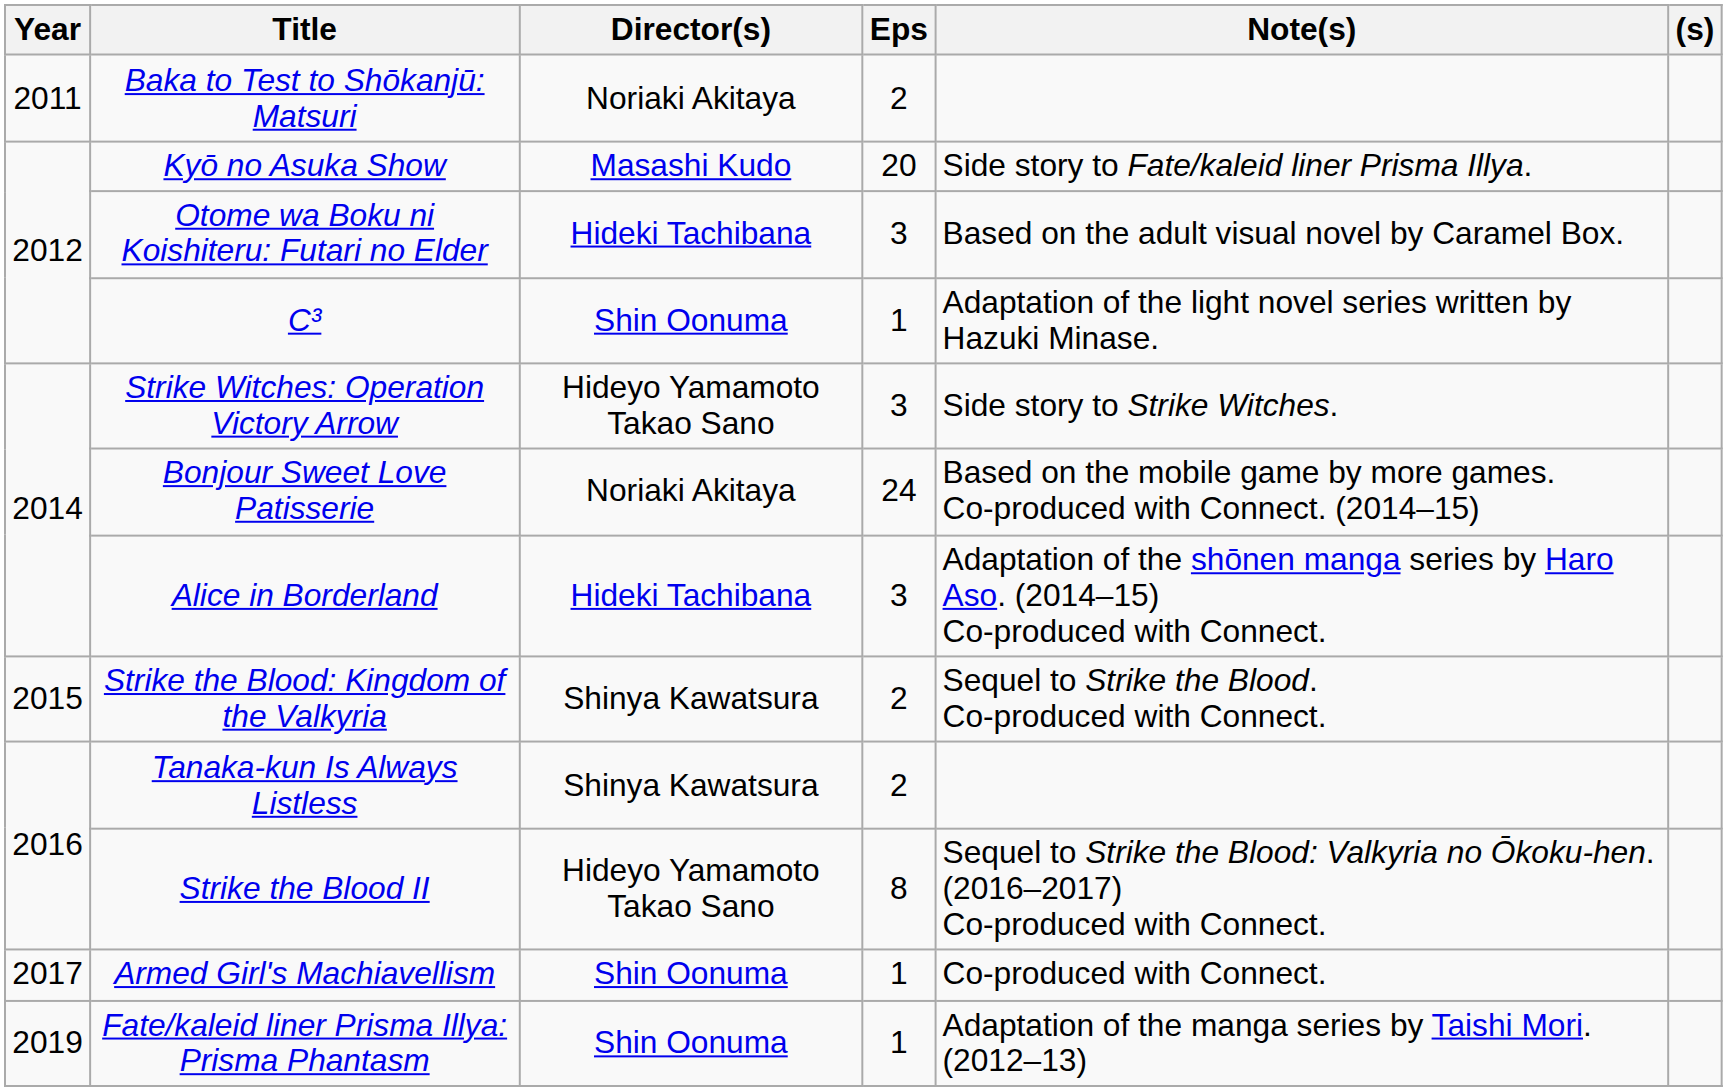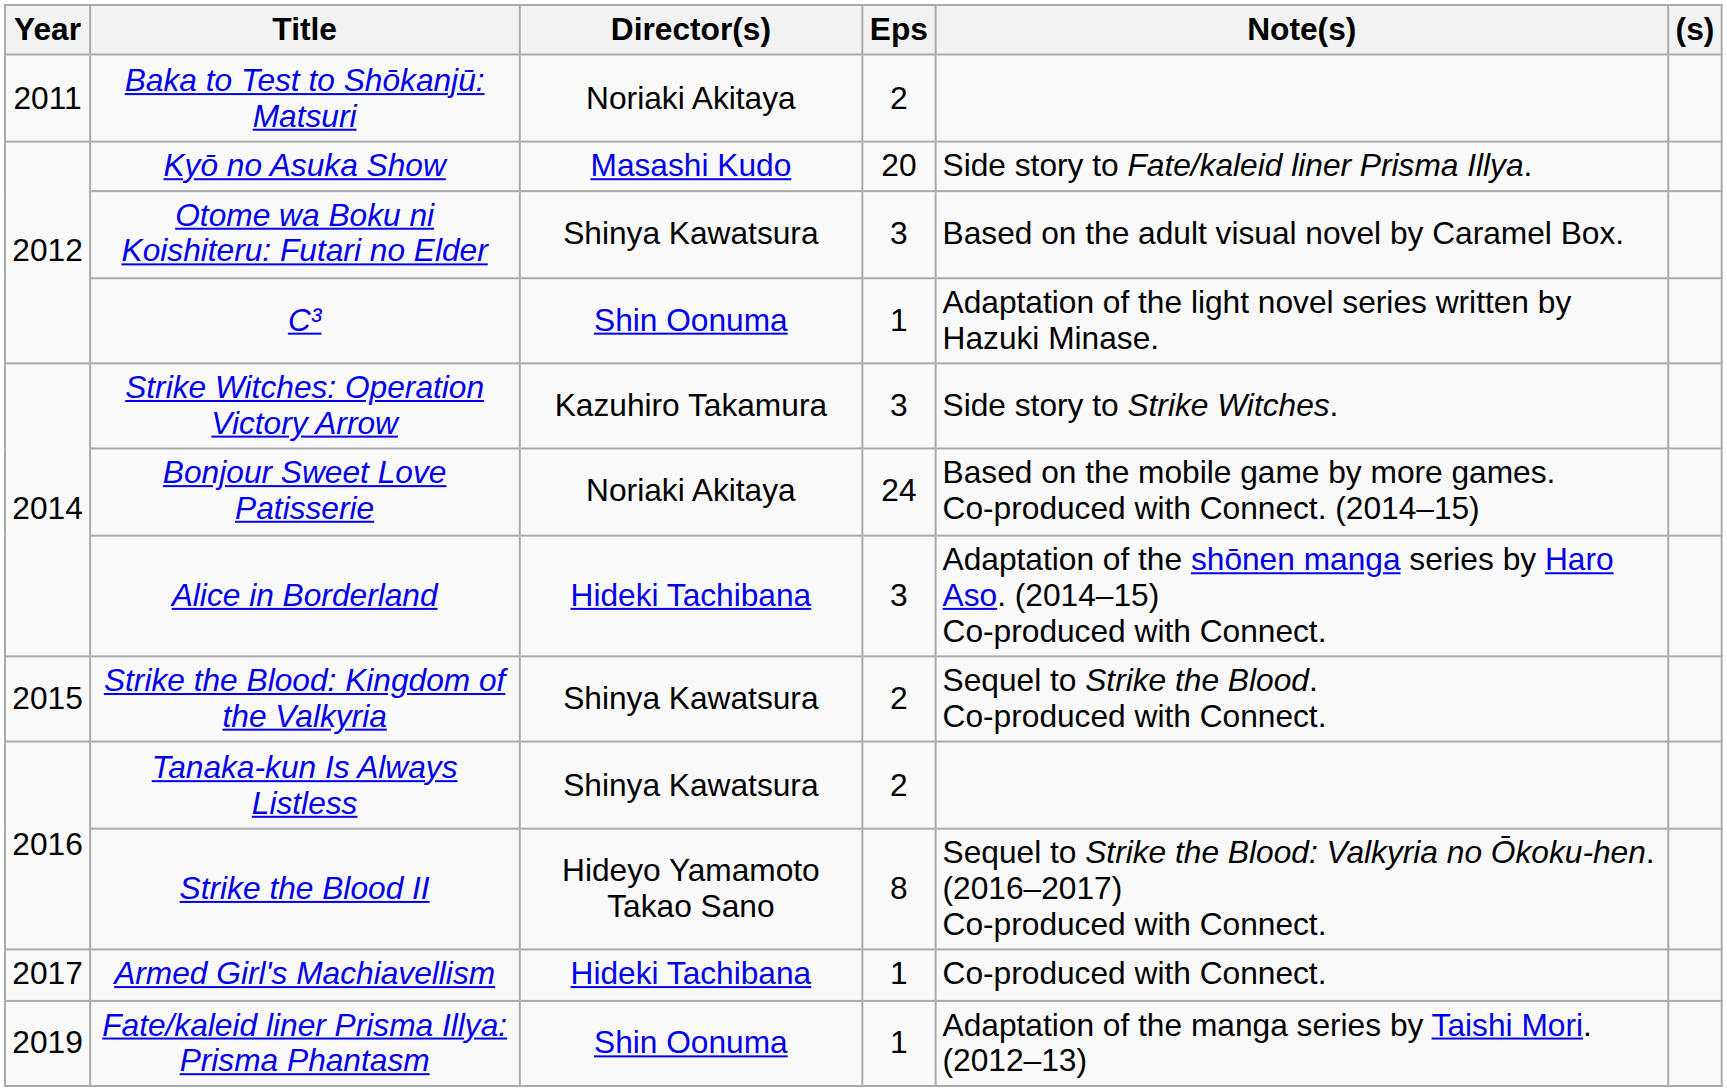(691, 233) Hideki Tachibana -> (691, 233) Shinya Kawatsura
(691, 405) Hideyo Yamamoto Takao Sano -> (691, 405) Kazuhiro Takamura
(691, 974) Shin Oonuma -> (691, 974) Hideki Tachibana
